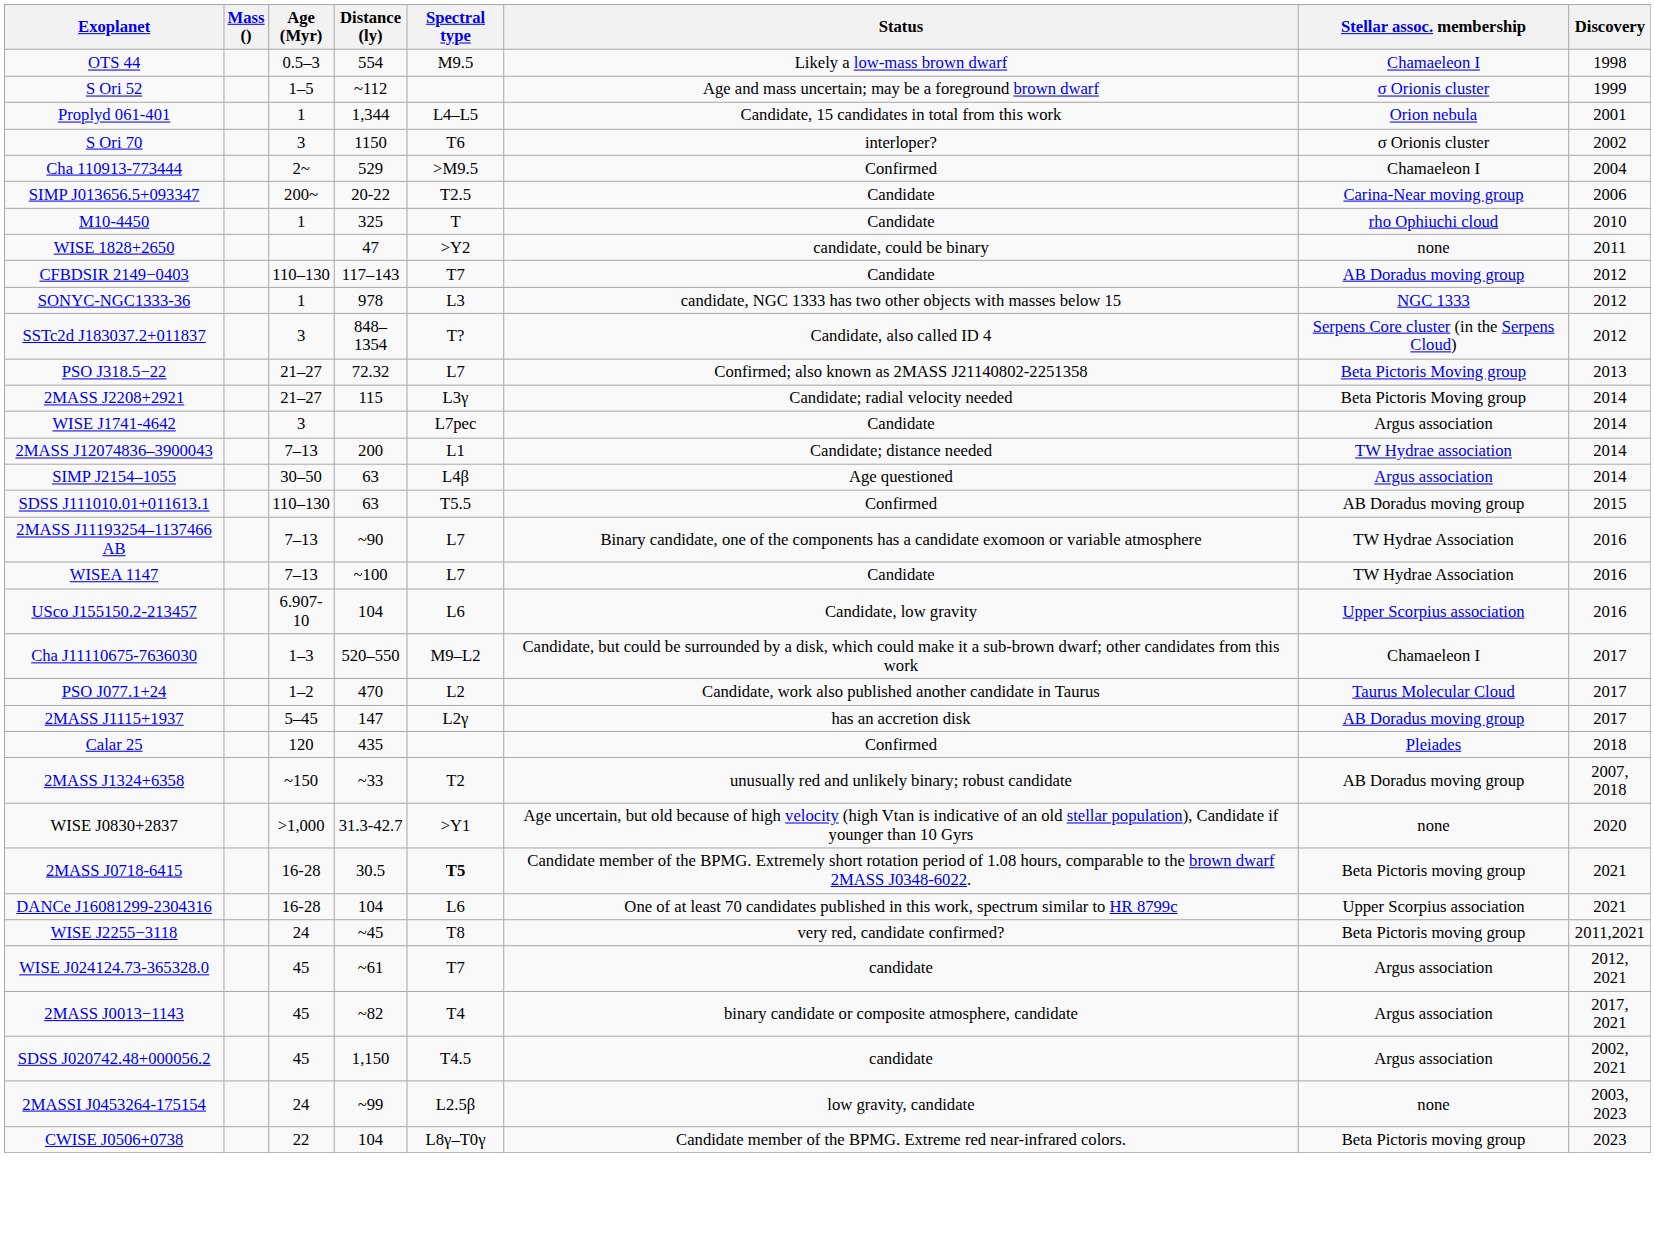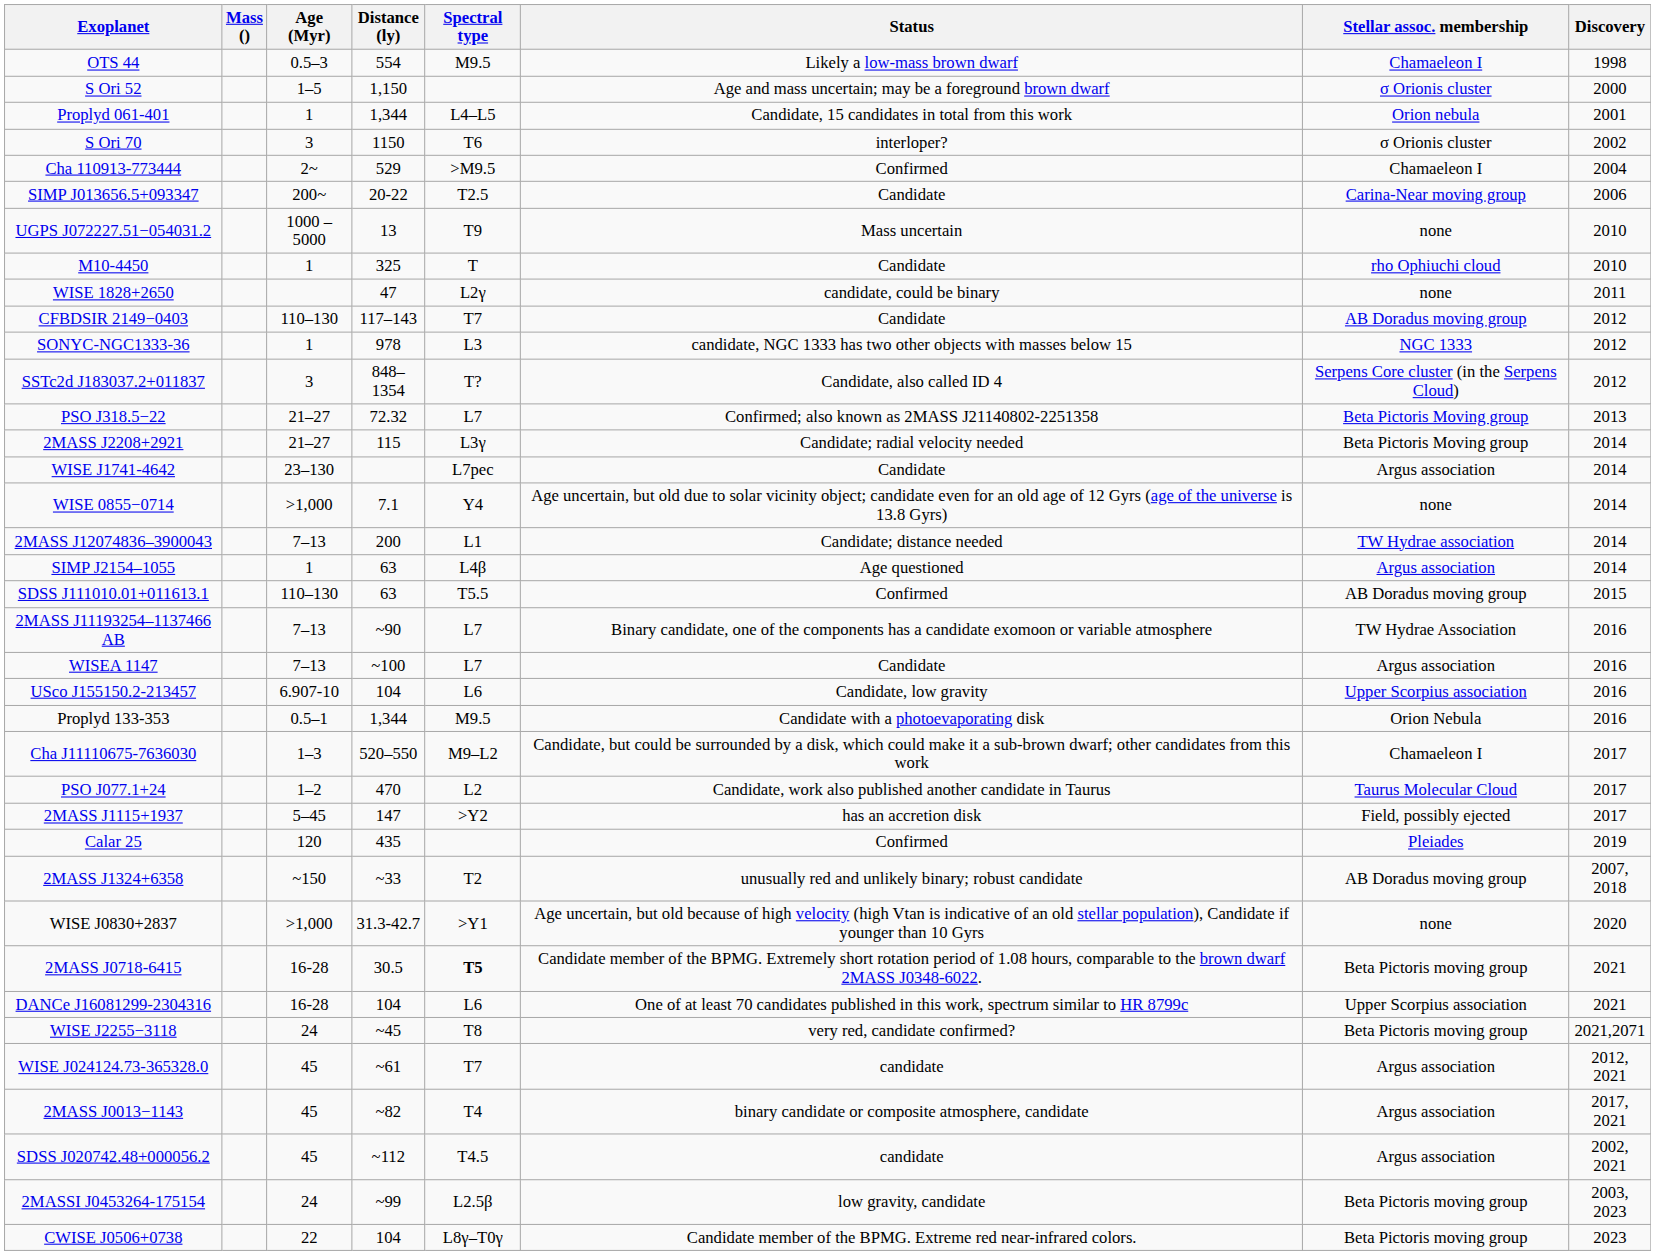(371, 89) ~112 -> (388, 89) 1,150
(1610, 89) 1999 -> (1610, 89) 2000
+ row: (113, 230)
(456, 247) >Y2 -> (473, 292) L2γ
(301, 424) 3 -> (309, 469) 23–130
+ row: (113, 505)
(301, 477) 30–50 -> (309, 567) 1
(1433, 575) TW Hydrae Association -> (1436, 665) Argus association
+ row: (113, 718)
(456, 718) L2γ -> (473, 816) >Y2
(1433, 718) AB Doradus moving group -> (1436, 816) Field, possibly ejected
(1610, 744) 2018 -> (1610, 842) 2019
(1610, 932) 2011,2021 -> (1610, 1030) 2021,2071
(371, 1058) 1,150 -> (388, 1156) ~112
(1433, 1103) none -> (1436, 1201) Beta Pictoris moving group
